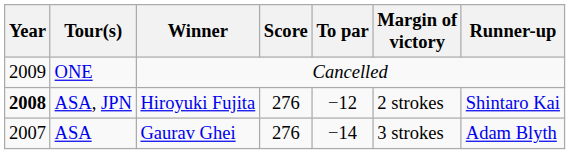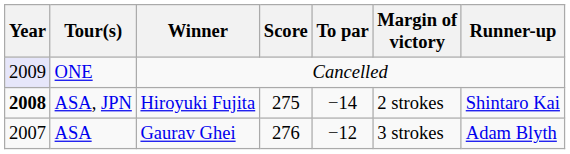(27, 72) no background -> (27, 72) lavender background
(286, 103) 276 -> (286, 103) 275
(343, 103) −12 -> (343, 103) −14
(343, 133) −14 -> (343, 133) −12
